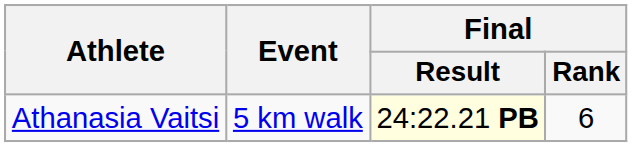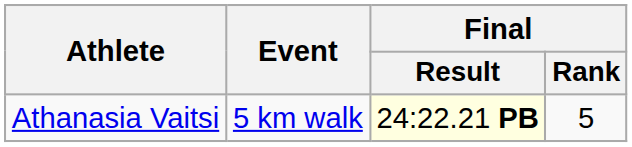(586, 118) 6 -> (586, 118) 5
